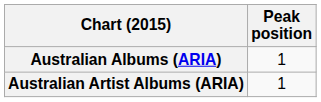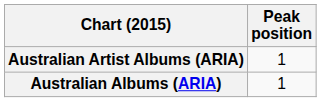rows swapped: (126, 59) <-> (126, 84)
